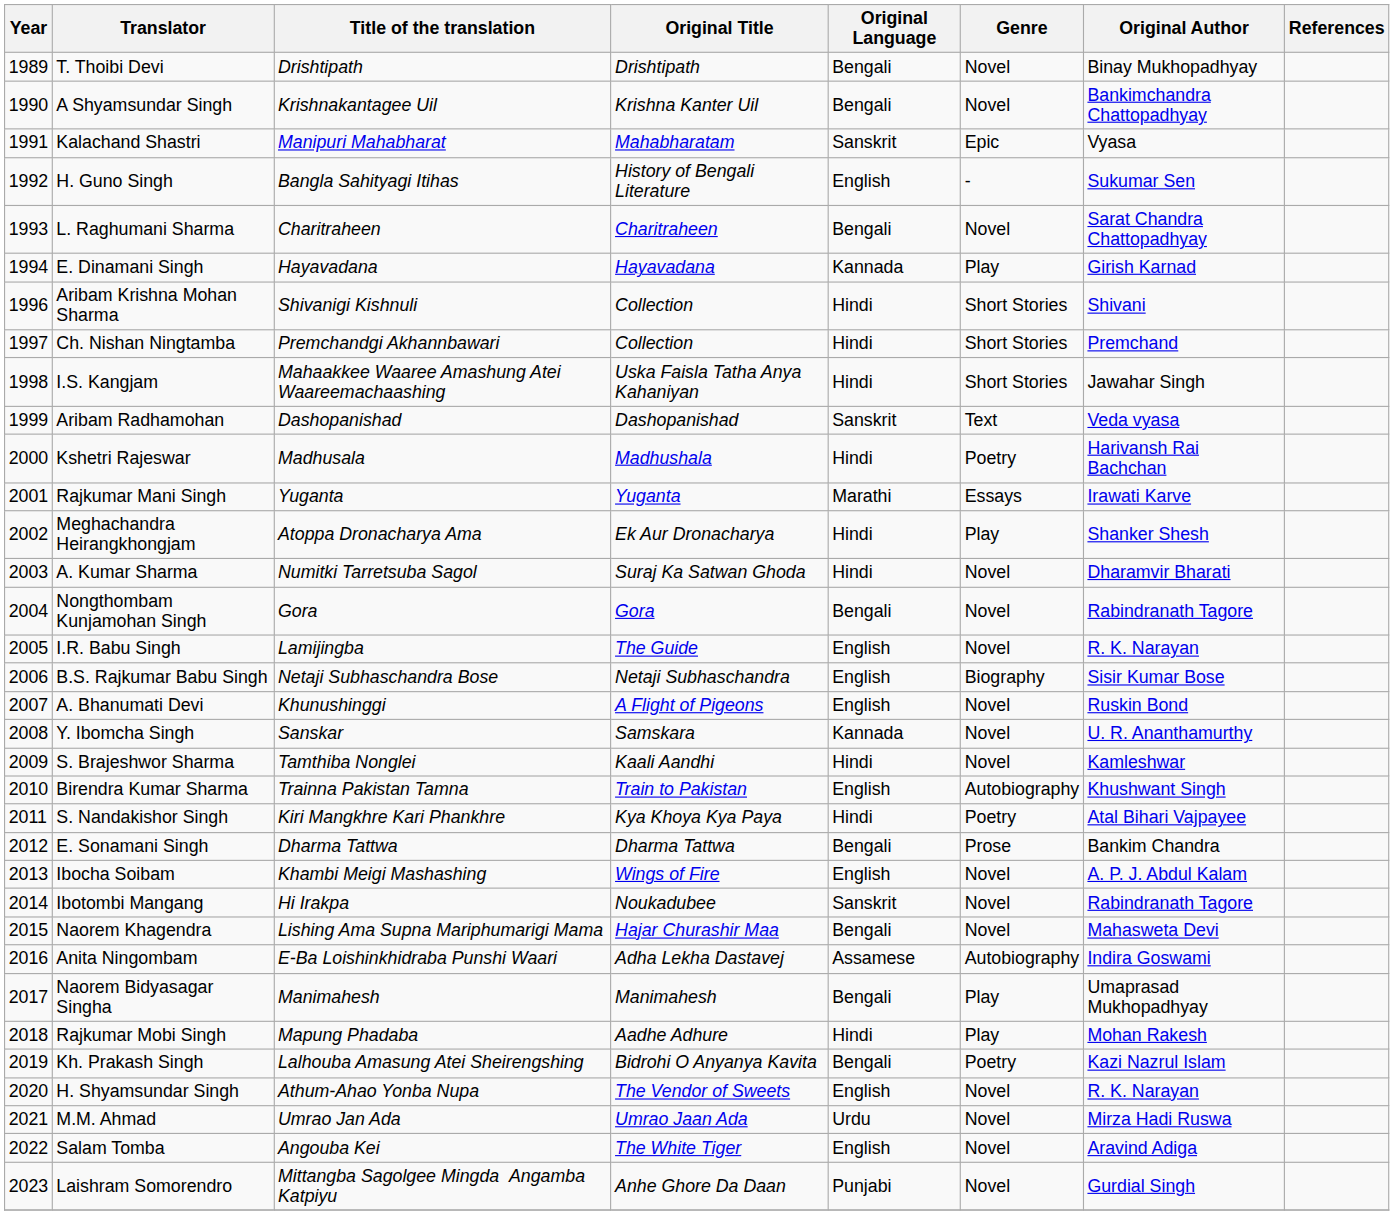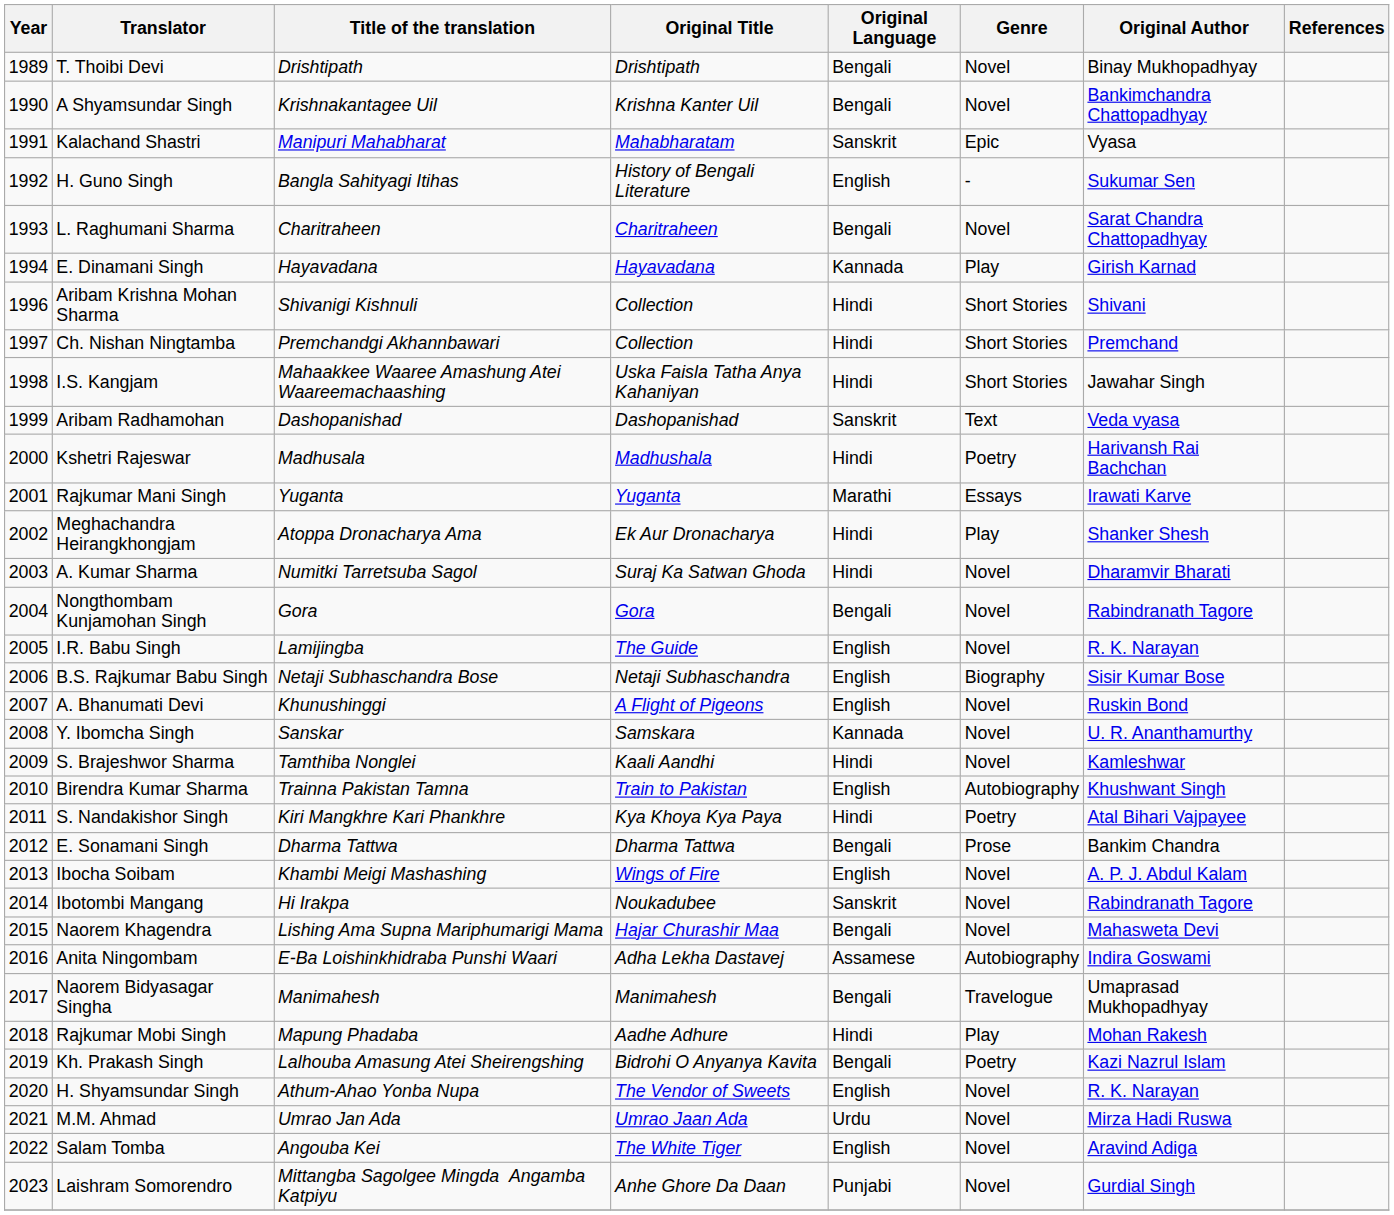(982, 997) Play -> (1009, 997) Travelogue
